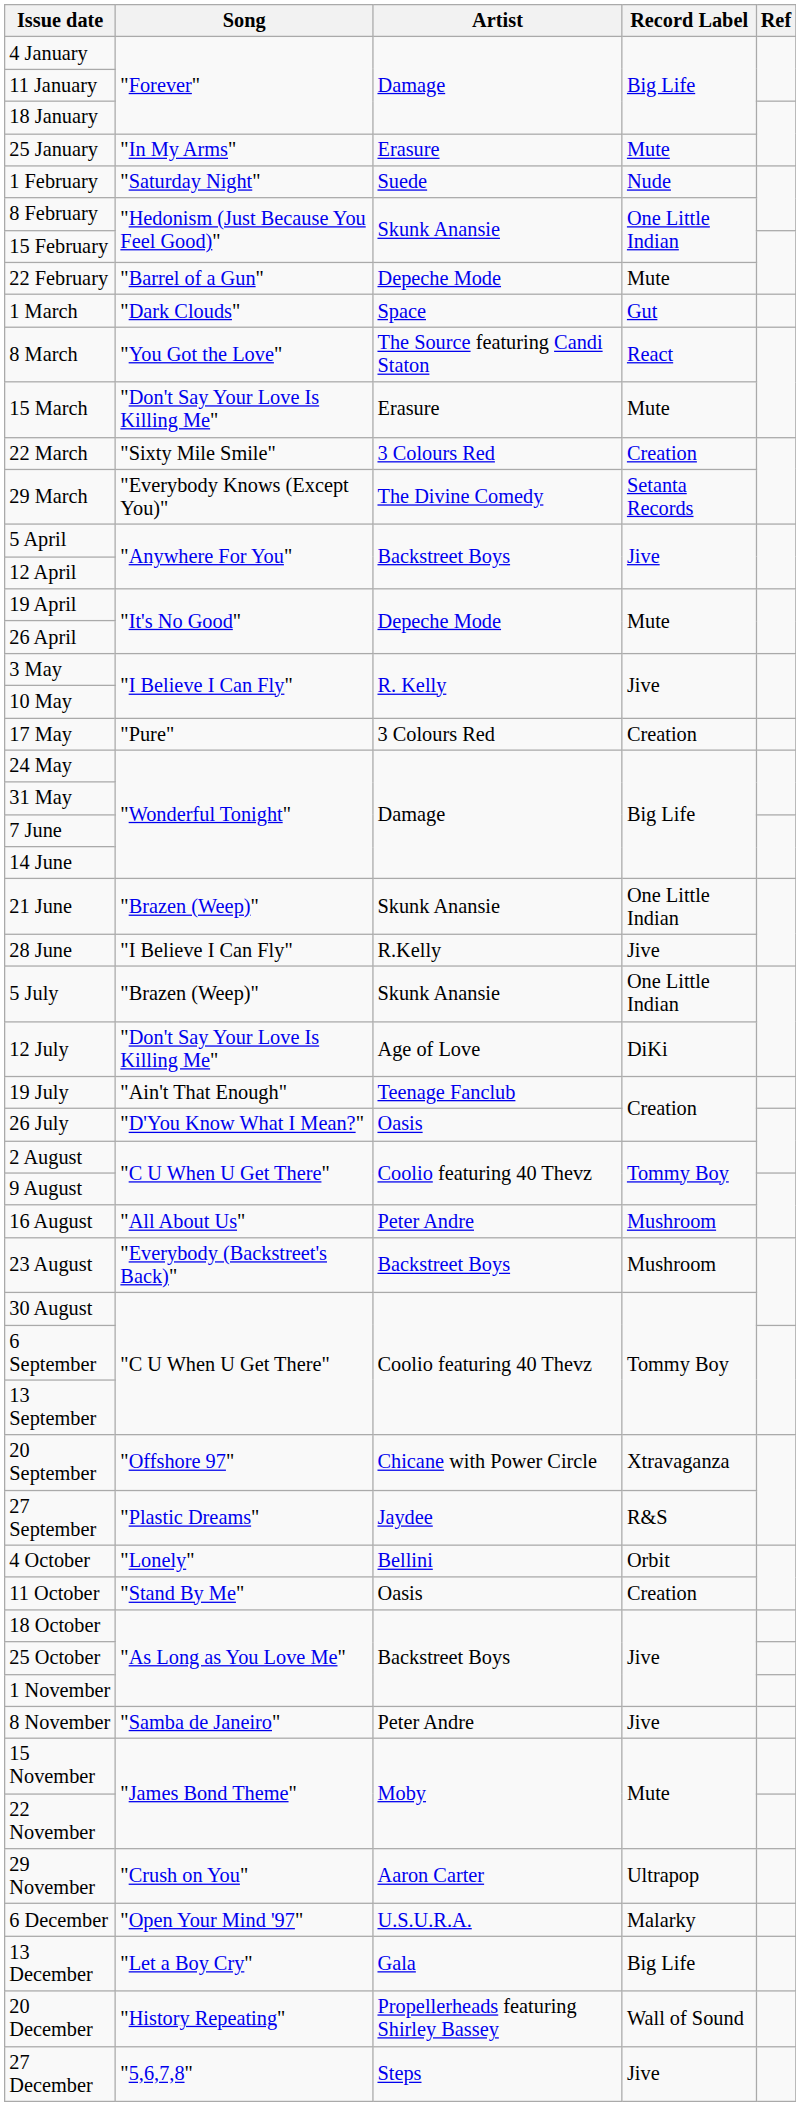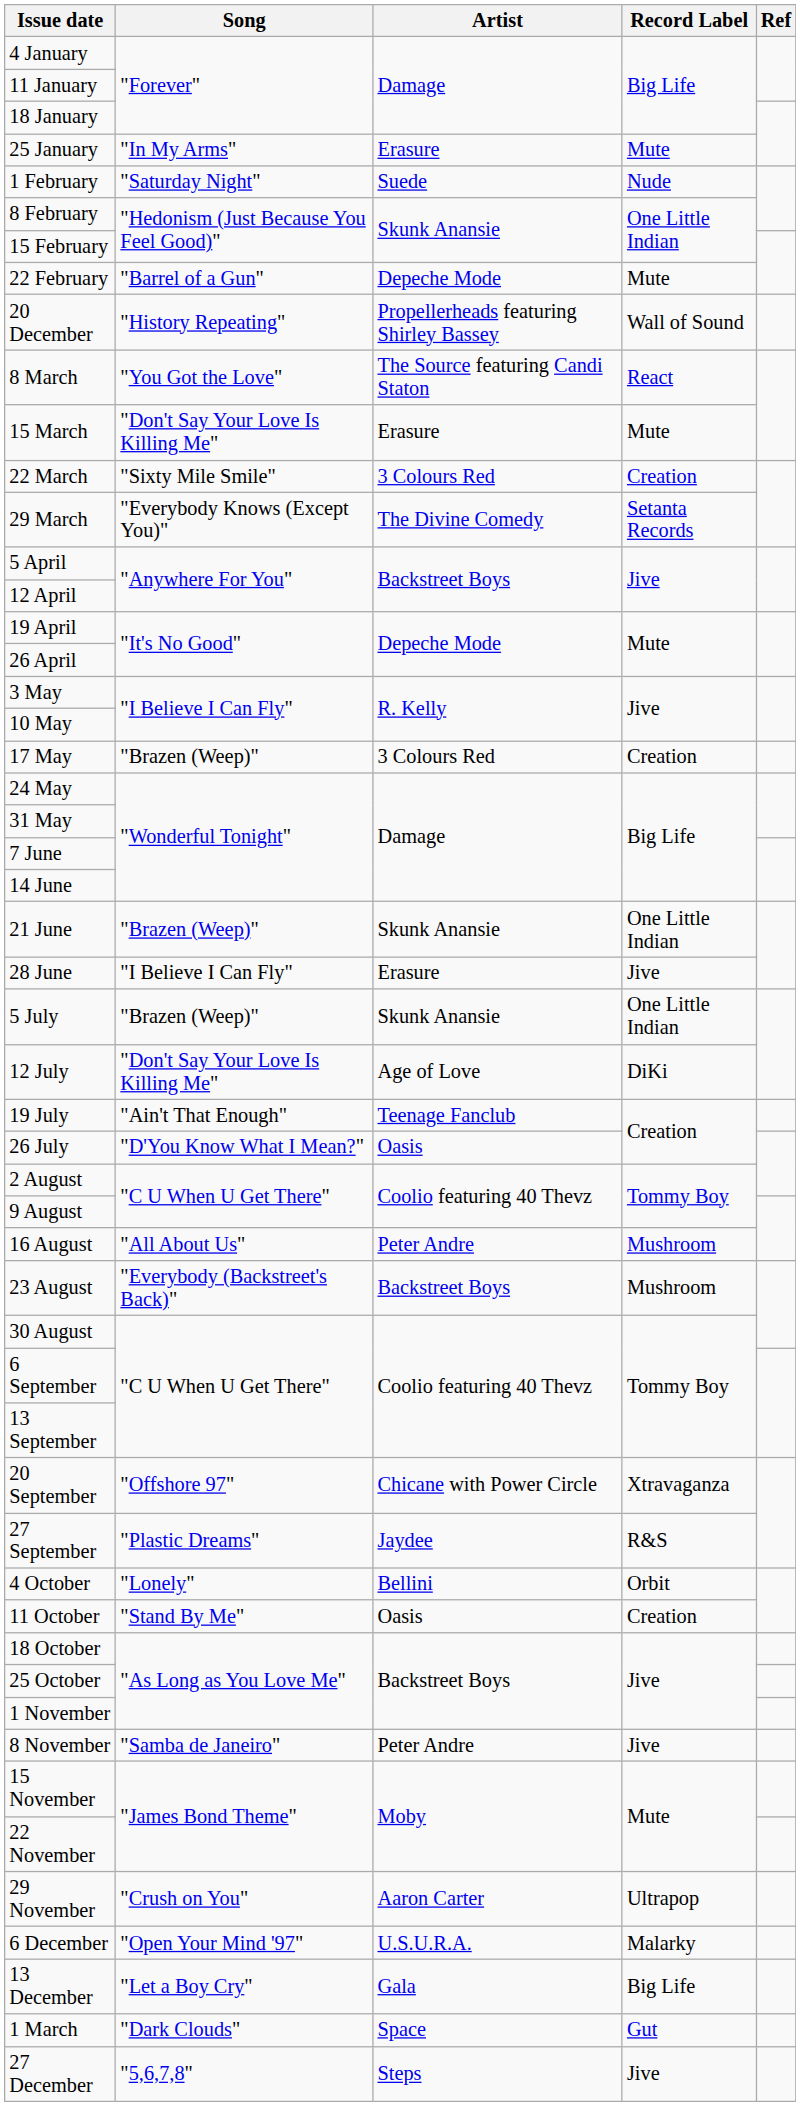rows swapped: (43, 310) <-> (51, 2018)
(147, 733) "Pure" -> (190, 756) "Brazen (Weep)"
(409, 949) R.Kelly -> (409, 972) Erasure
